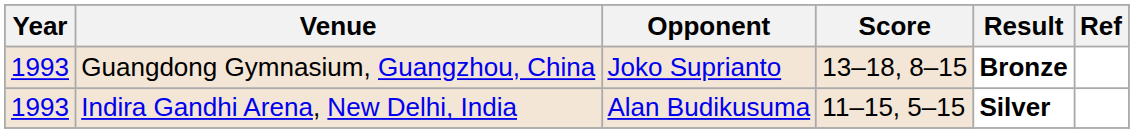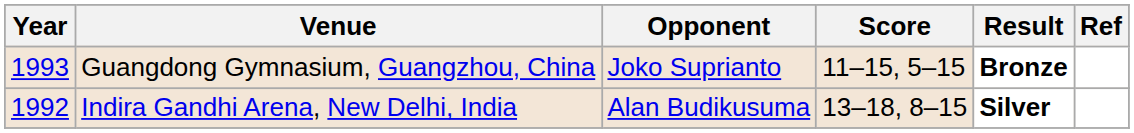(895, 67) 13–18, 8–15 -> (894, 67) 11–15, 5–15
(40, 108) 1993 -> (40, 108) 1992
(894, 108) 11–15, 5–15 -> (895, 108) 13–18, 8–15
